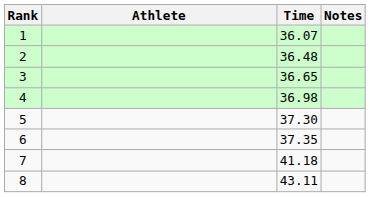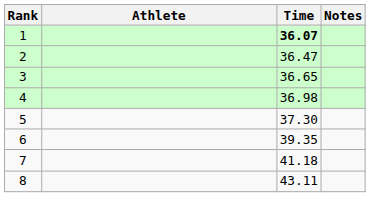(299, 36) normal -> (299, 36) bold
(299, 56) 36.48 -> (299, 56) 36.47
(299, 139) 37.35 -> (299, 139) 39.35
